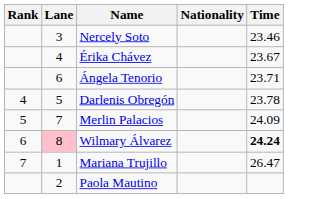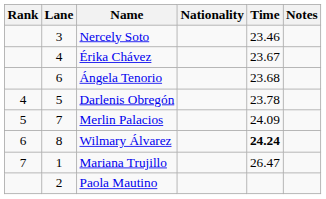+ column: (302, 15)
(265, 78) 23.71 -> (265, 78) 23.68
(59, 141) pink background -> (59, 141) no background
